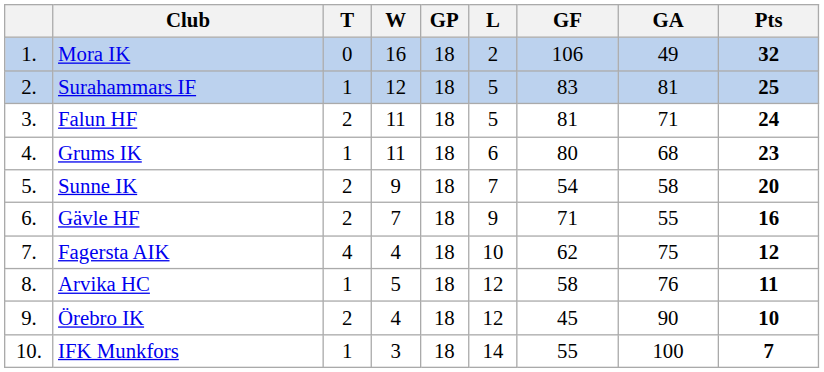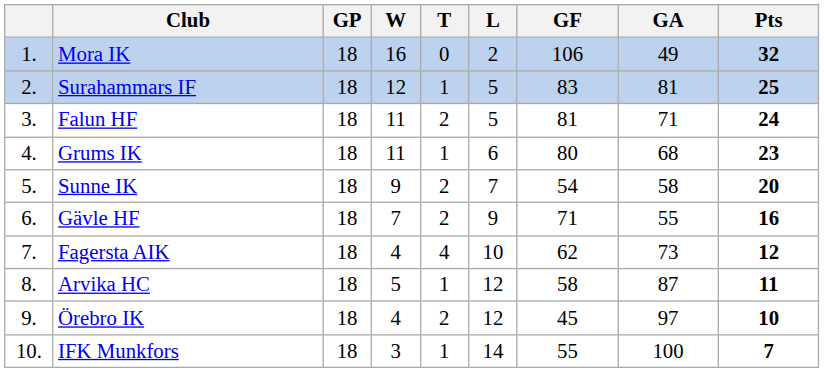columns swapped: (444, 20) <-> (347, 20)
(668, 251) 75 -> (668, 251) 73
(668, 284) 76 -> (668, 284) 87
(668, 317) 90 -> (668, 317) 97
